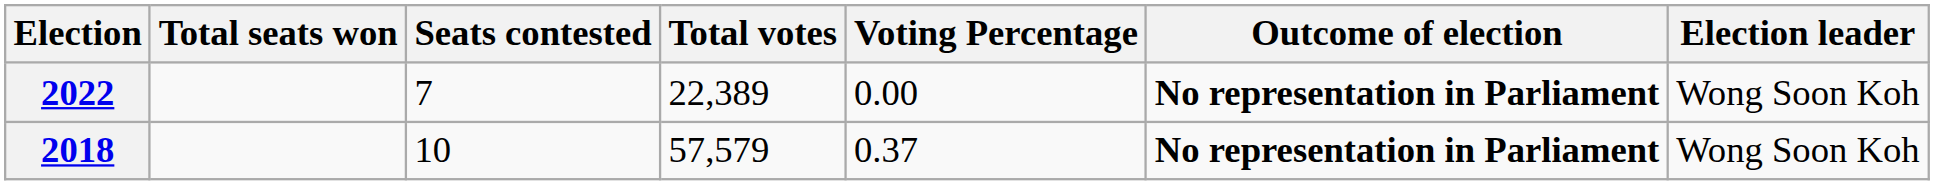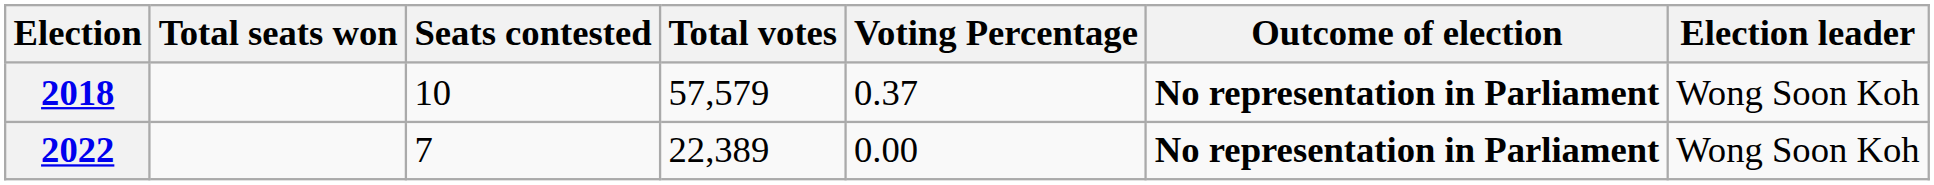rows swapped: (78, 149) <-> (78, 91)
